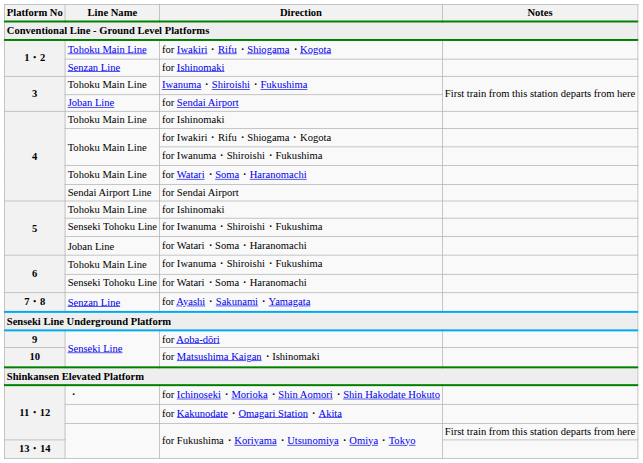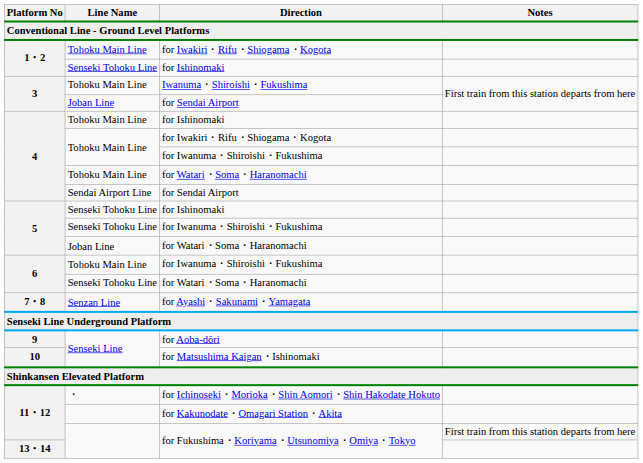(94, 67) Senzan Line -> (112, 67) Senseki Tohoku Line
(107, 209) Tohoku Main Line -> (112, 209) Senseki Tohoku Line
